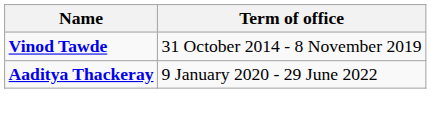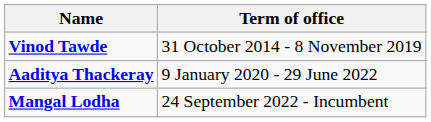+ row: (64, 102)
